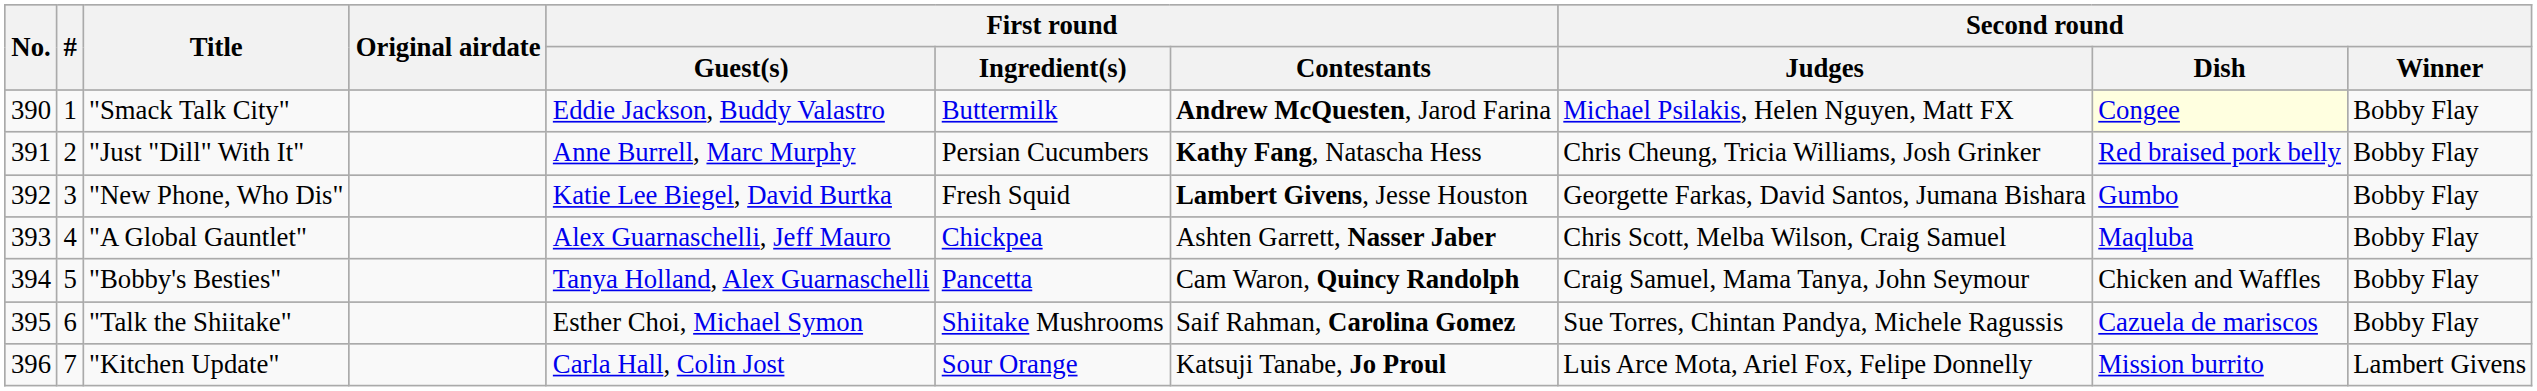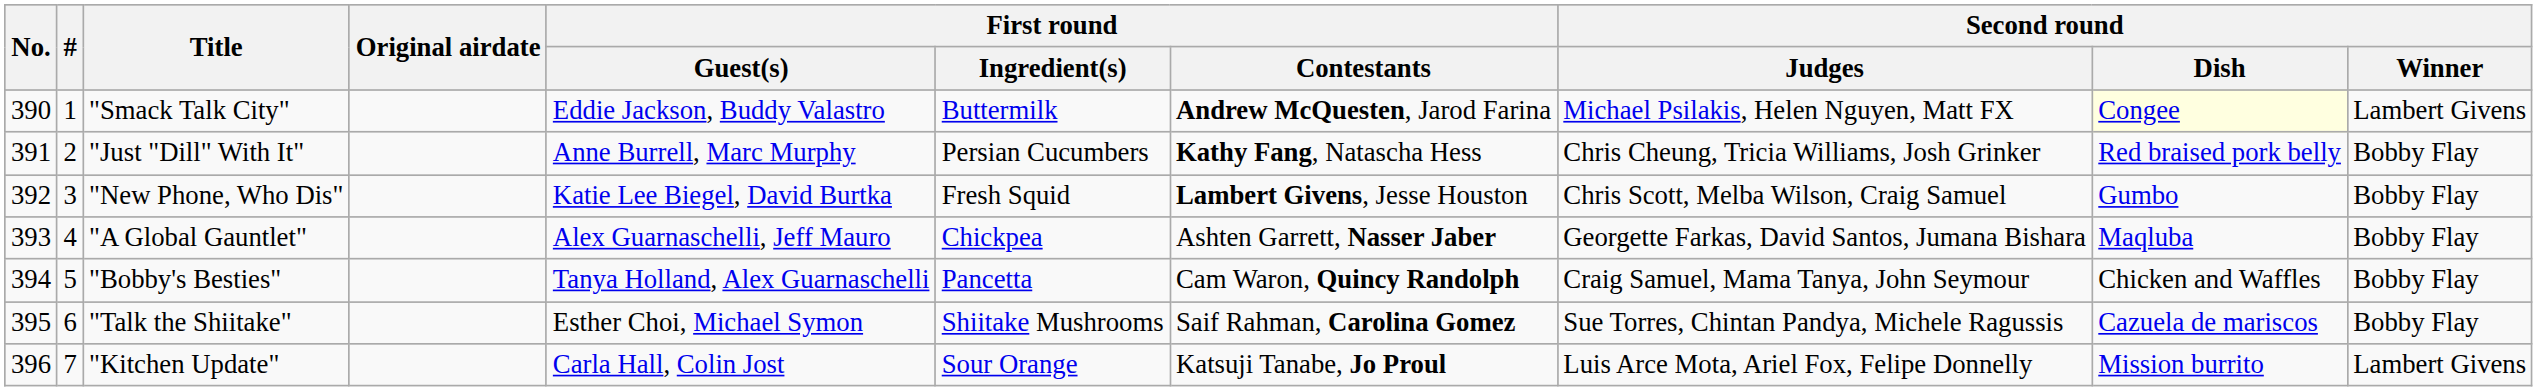(2416, 110) Bobby Flay -> (2440, 110) Lambert Givens
(1825, 195) Georgette Farkas, David Santos, Jumana Bishara -> (1785, 195) Chris Scott, Melba Wilson, Craig Samuel
(1785, 237) Chris Scott, Melba Wilson, Craig Samuel -> (1825, 237) Georgette Farkas, David Santos, Jumana Bishara
